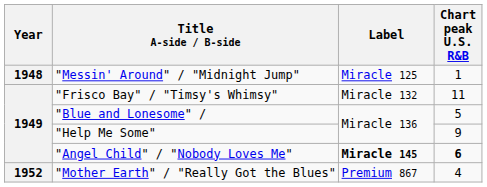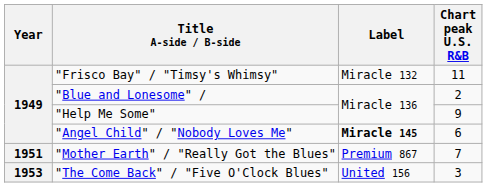- row: (177, 75)
(458, 114) 5 -> (458, 95) 2
(458, 153) bold -> (458, 134) normal
(28, 173) 1952 -> (28, 153) 1951
(458, 173) 4 -> (458, 153) 7
+ row: (192, 173)
